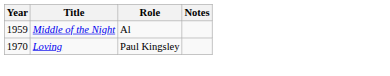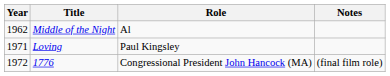(17, 29) 1959 -> (17, 29) 1962
(17, 46) 1970 -> (17, 46) 1971
+ row: (43, 63)
